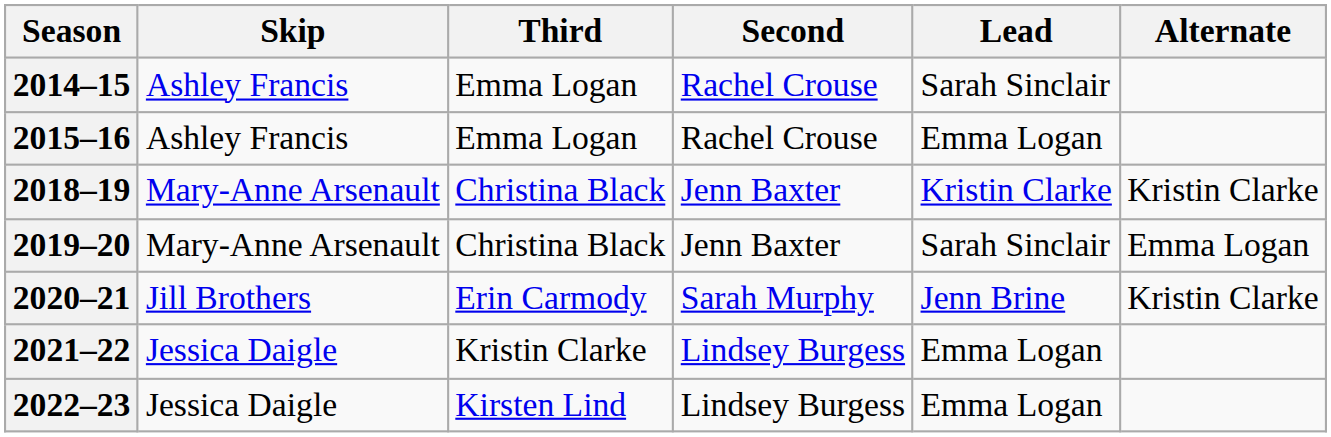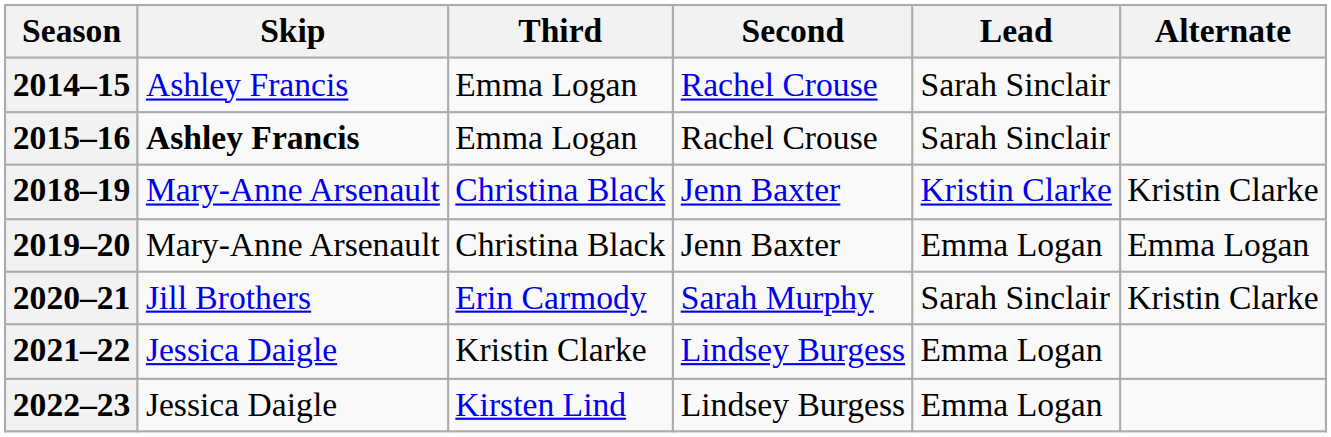(247, 137) normal -> (253, 137) bold
(1012, 137) Emma Logan -> (1015, 137) Sarah Sinclair
(1015, 244) Sarah Sinclair -> (1012, 244) Emma Logan
(993, 297) Jenn Brine -> (1015, 297) Sarah Sinclair
